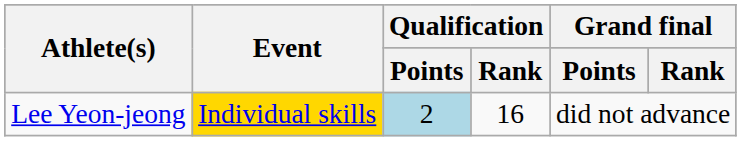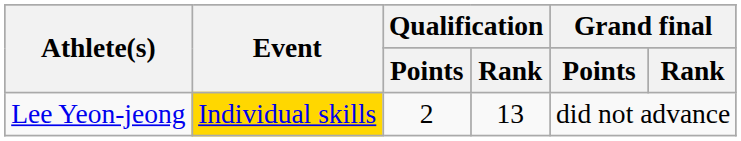(427, 113) lightblue background -> (427, 113) no background
(510, 113) 16 -> (510, 113) 13
